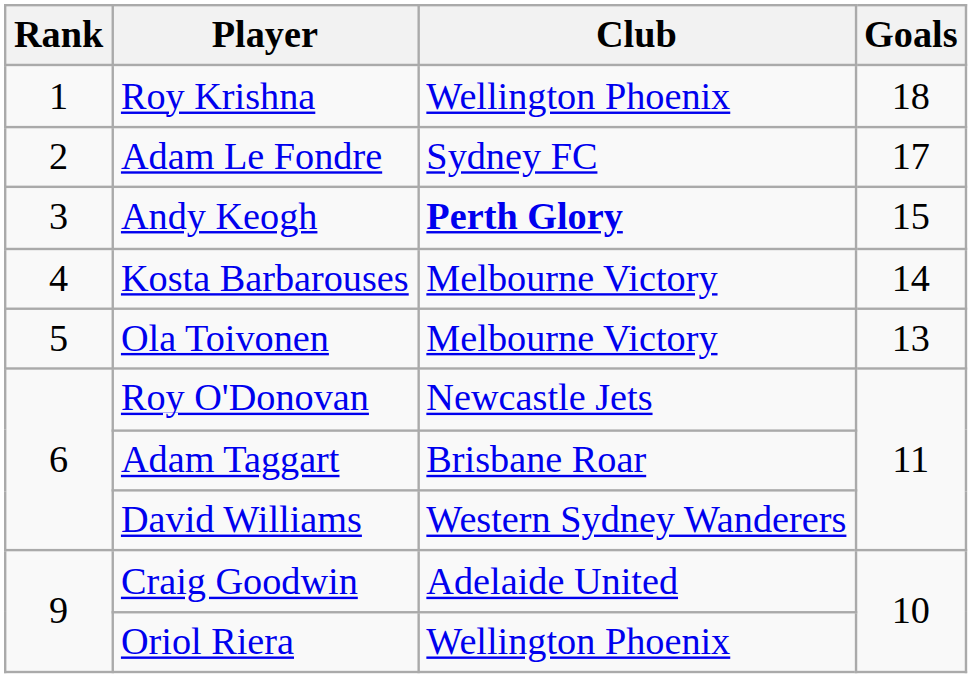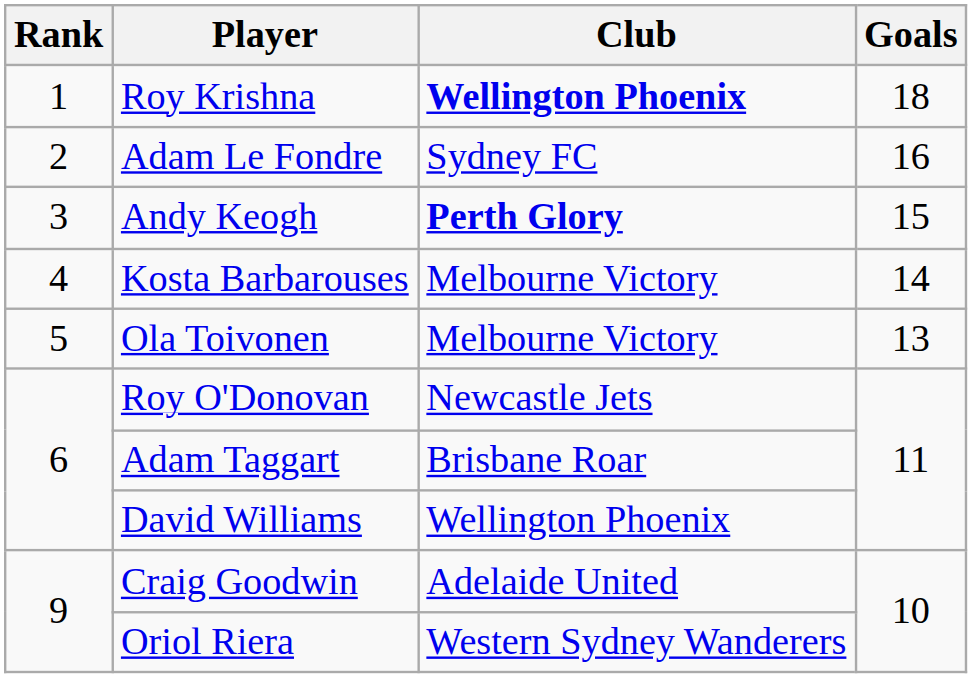(578, 95) normal -> (586, 95) bold
(911, 156) 17 -> (911, 156) 16
(636, 519) Western Sydney Wanderers -> (578, 519) Wellington Phoenix
(578, 641) Wellington Phoenix -> (636, 641) Western Sydney Wanderers
